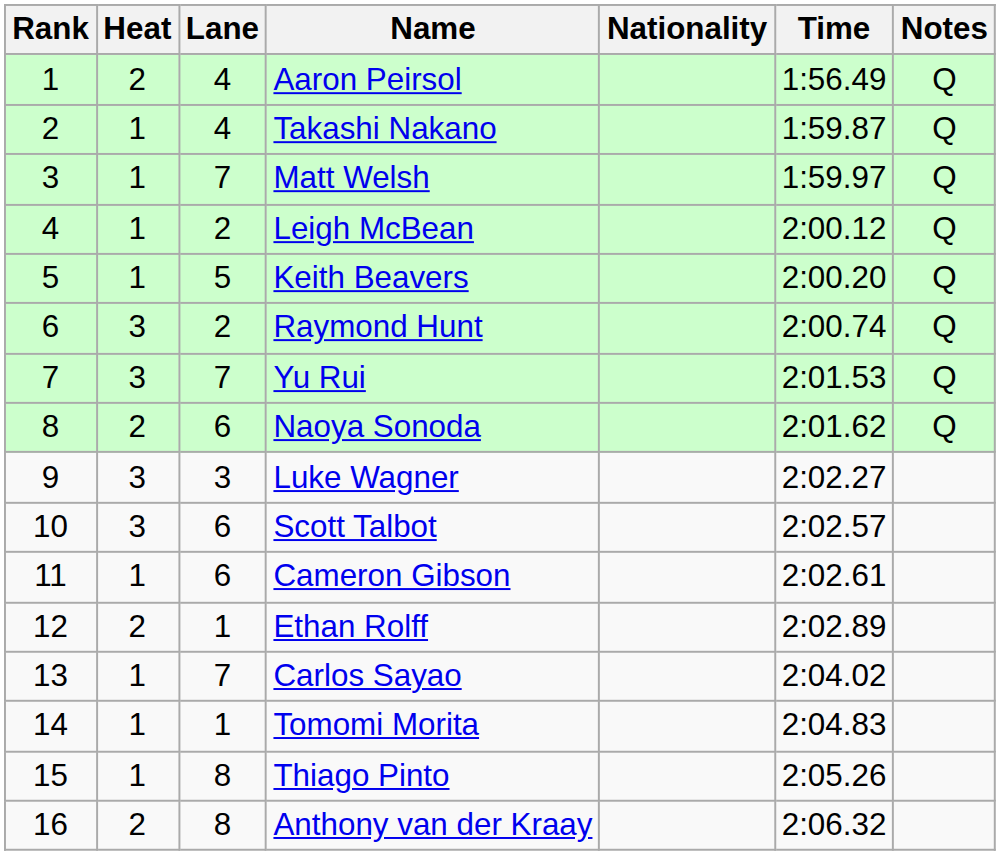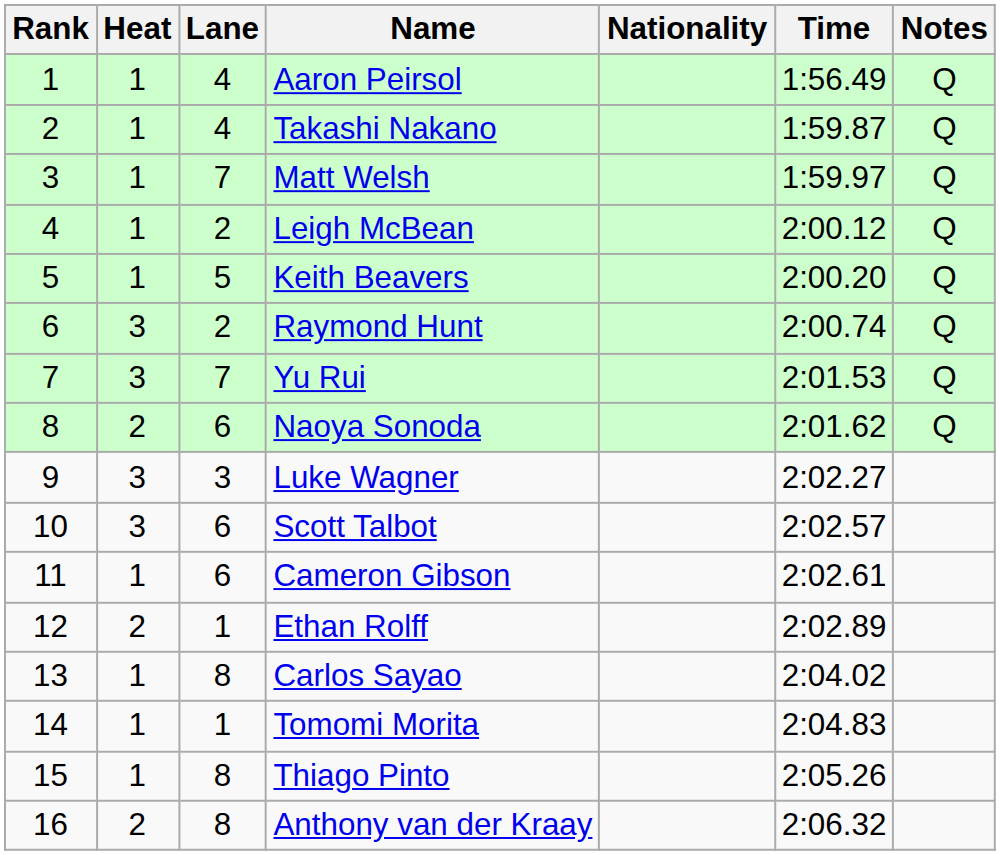(137, 79) 2 -> (137, 79) 1
(222, 675) 7 -> (222, 675) 8
